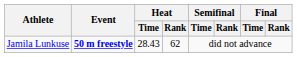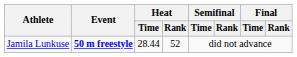(149, 44) 28.43 -> (149, 44) 28.44
(175, 44) 62 -> (175, 44) 52
